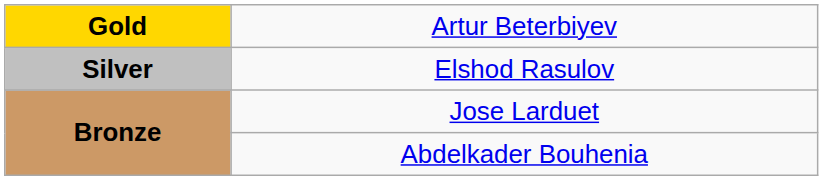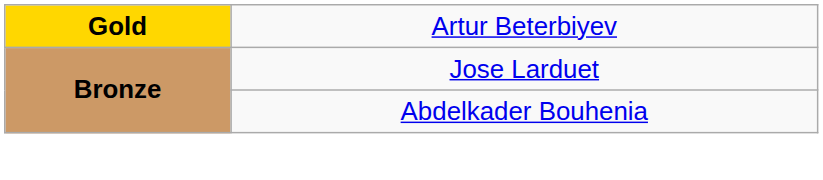- row: (524, 68)
